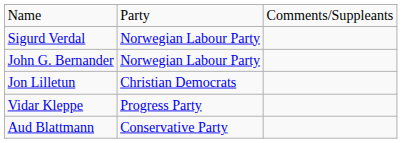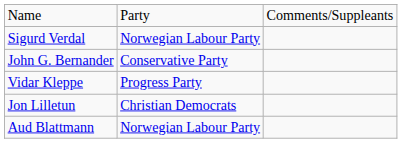(190, 60) Norwegian Labour Party -> (174, 60) Conservative Party
rows swapped: (42, 82) <-> (45, 104)
(174, 127) Conservative Party -> (190, 127) Norwegian Labour Party
